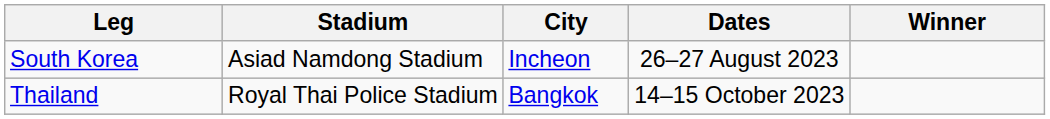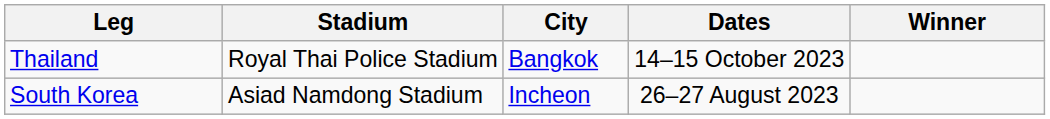rows swapped: (74, 59) <-> (54, 95)
